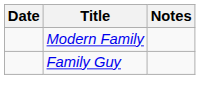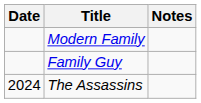+ row: (95, 86)
